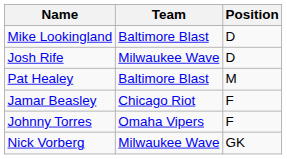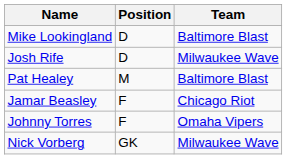columns swapped: (252, 15) <-> (169, 15)
